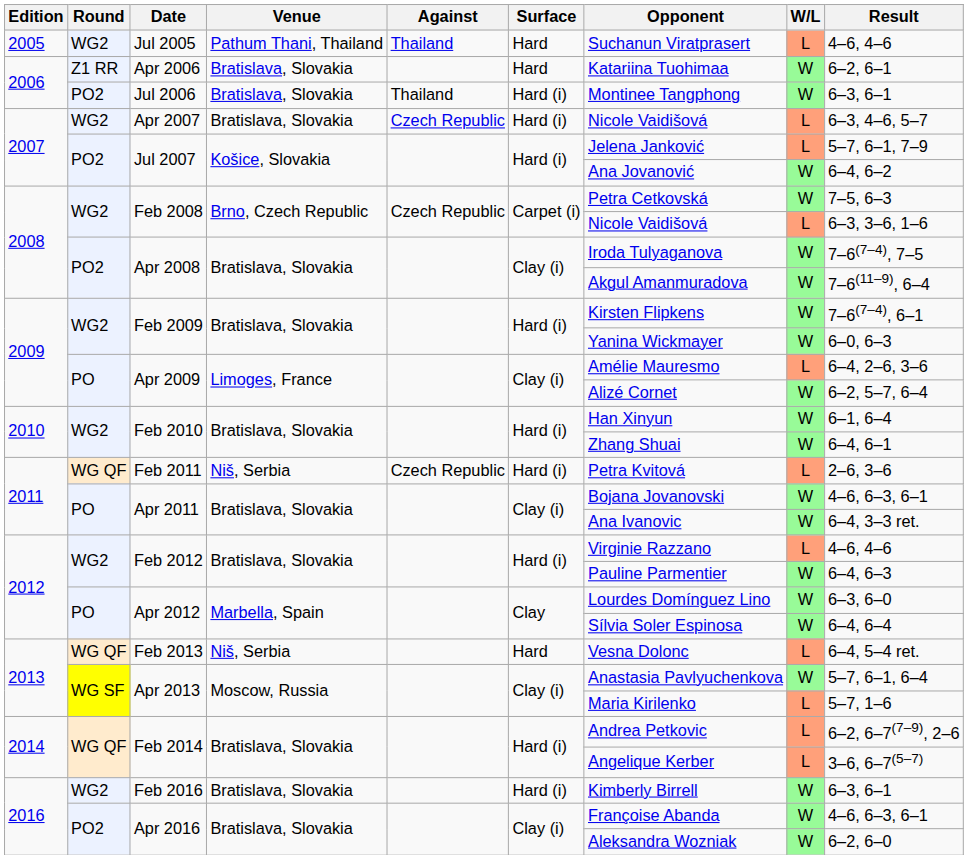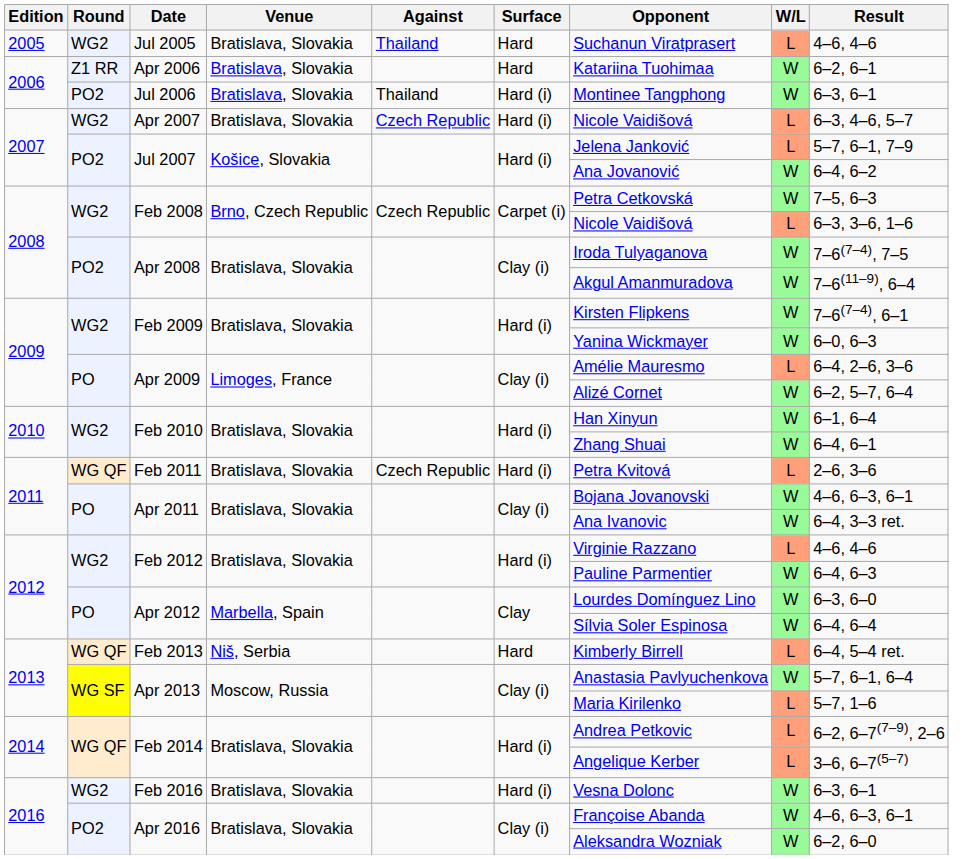(297, 43) Pathum Thani, Thailand -> (282, 43) Bratislava, Slovakia
(250, 470) Niš, Serbia -> (282, 470) Bratislava, Slovakia
(638, 651) Vesna Dolonc -> (628, 651) Kimberly Birrell
(643, 790) Kimberly Birrell -> (623, 790) Vesna Dolonc
